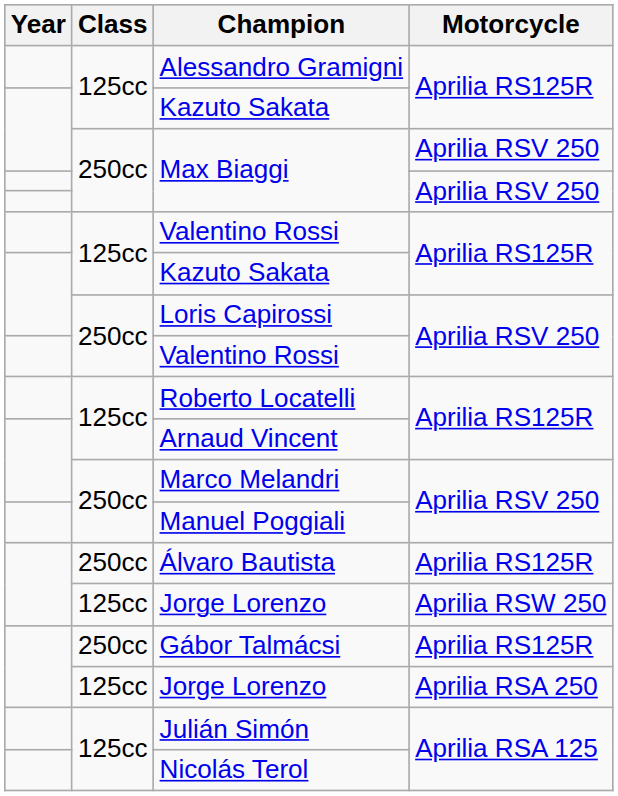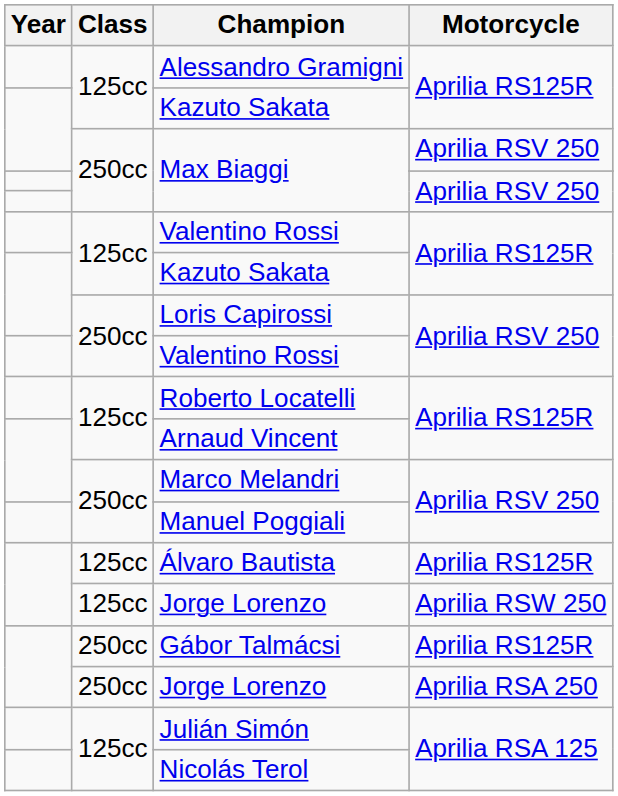(113, 562) 250cc -> (113, 562) 125cc
(113, 686) 125cc -> (113, 686) 250cc
